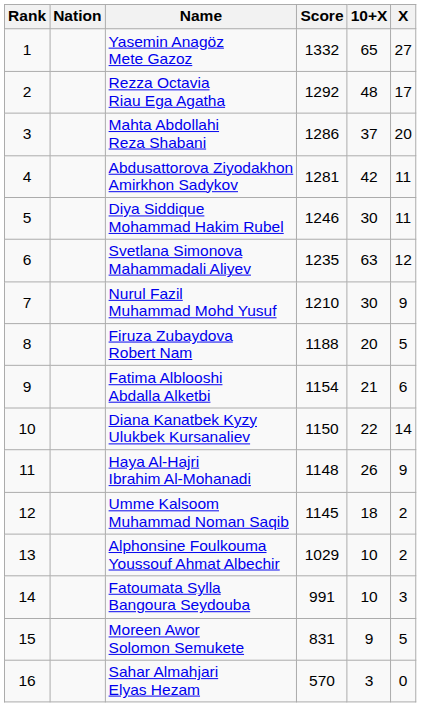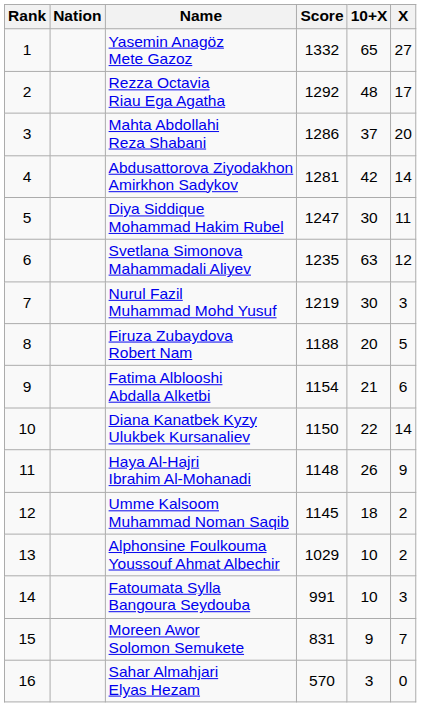(403, 176) 11 -> (403, 176) 14
(322, 218) 1246 -> (322, 218) 1247
(322, 302) 1210 -> (322, 302) 1219
(403, 302) 9 -> (403, 302) 3
(403, 639) 5 -> (403, 639) 7
